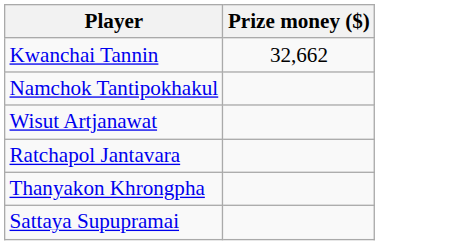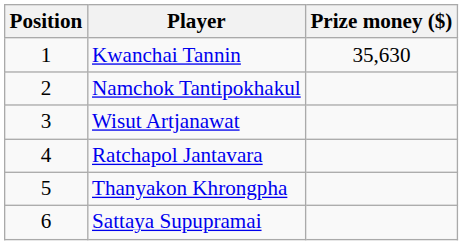+ column: (46, 21)
(299, 54) 32,662 -> (381, 54) 35,630
